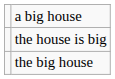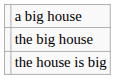rows swapped: (54, 62) <-> (61, 39)
